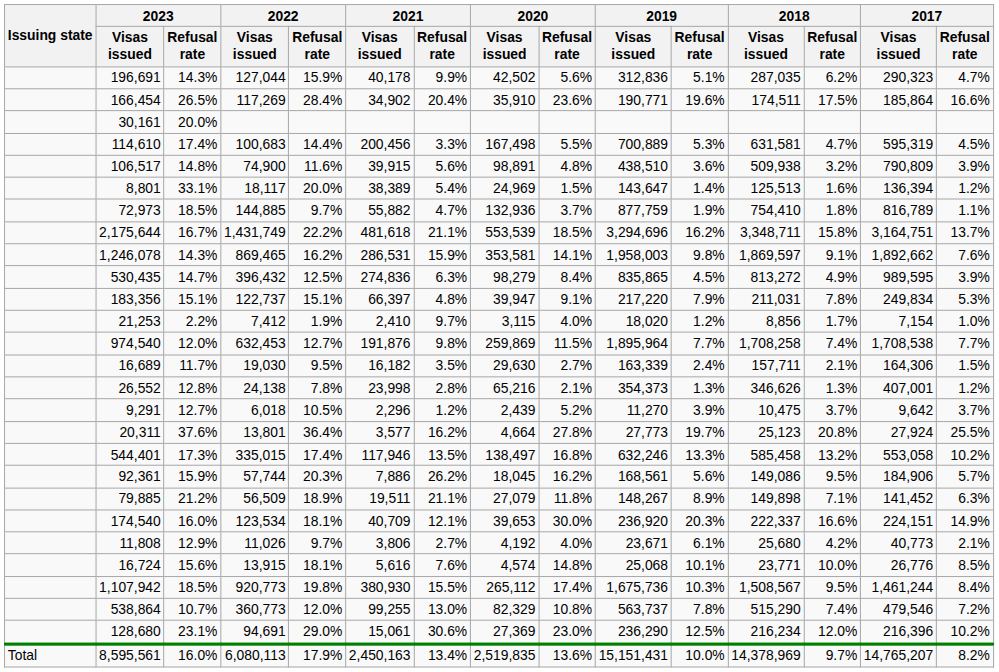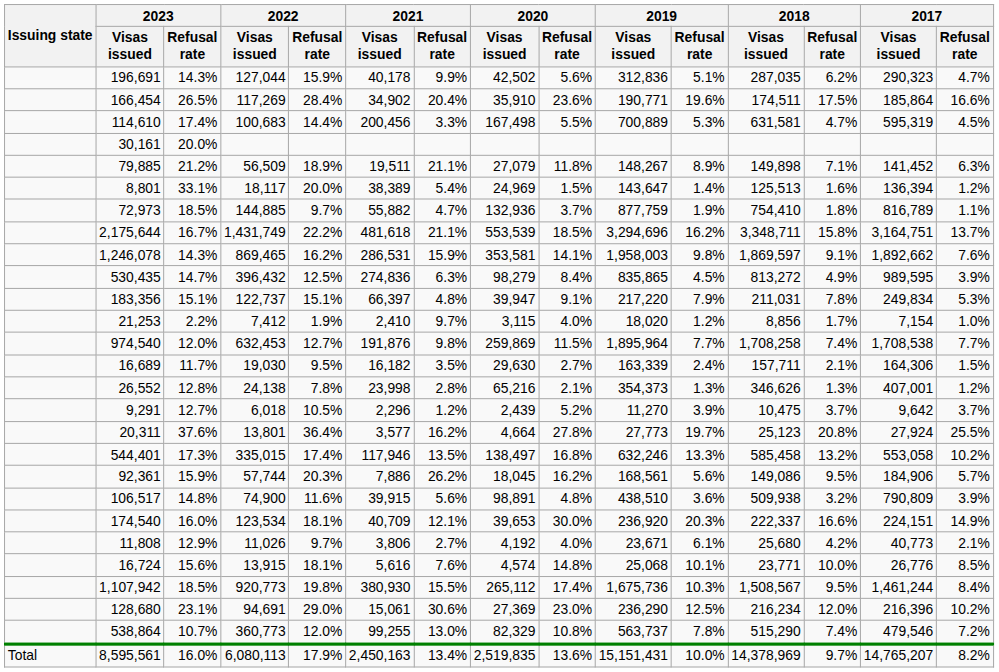rows swapped: (140, 122) <-> (136, 144)
rows swapped: (140, 499) <-> (136, 167)
rows swapped: (136, 632) <-> (136, 610)
